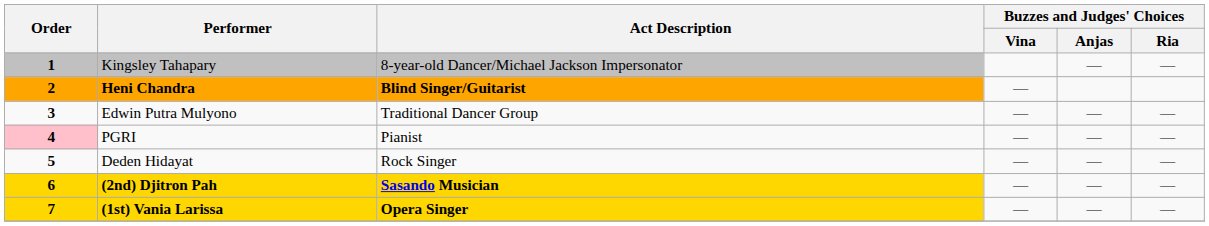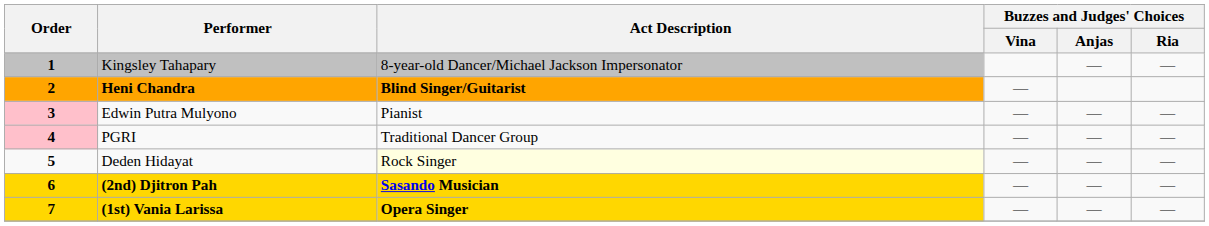(51, 112) no background -> (51, 112) pink background
(459, 112) Traditional Dancer Group -> (402, 112) Pianist
(402, 137) Pianist -> (459, 137) Traditional Dancer Group
(419, 161) no background -> (419, 161) lightyellow background
